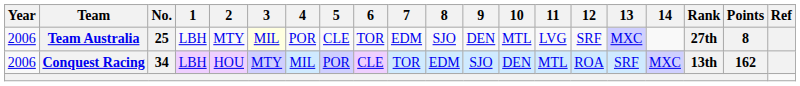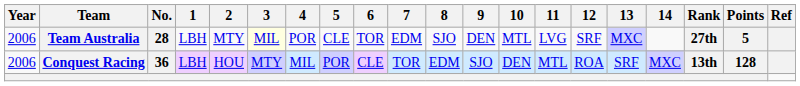(162, 38) 25 -> (162, 38) 28
(746, 38) 8 -> (746, 38) 5
(162, 61) 34 -> (162, 61) 36
(746, 61) 162 -> (746, 61) 128
